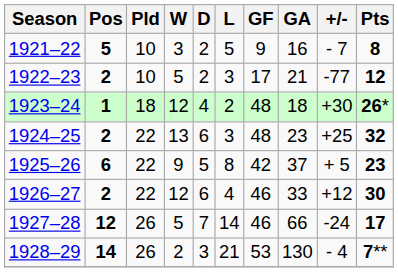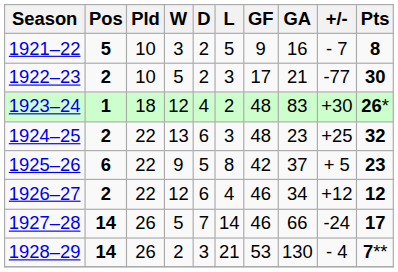(375, 77) 12 -> (375, 77) 30
(297, 106) 18 -> (297, 106) 83
(297, 194) 33 -> (297, 194) 34
(375, 194) 30 -> (375, 194) 12
(106, 223) 12 -> (106, 223) 14
